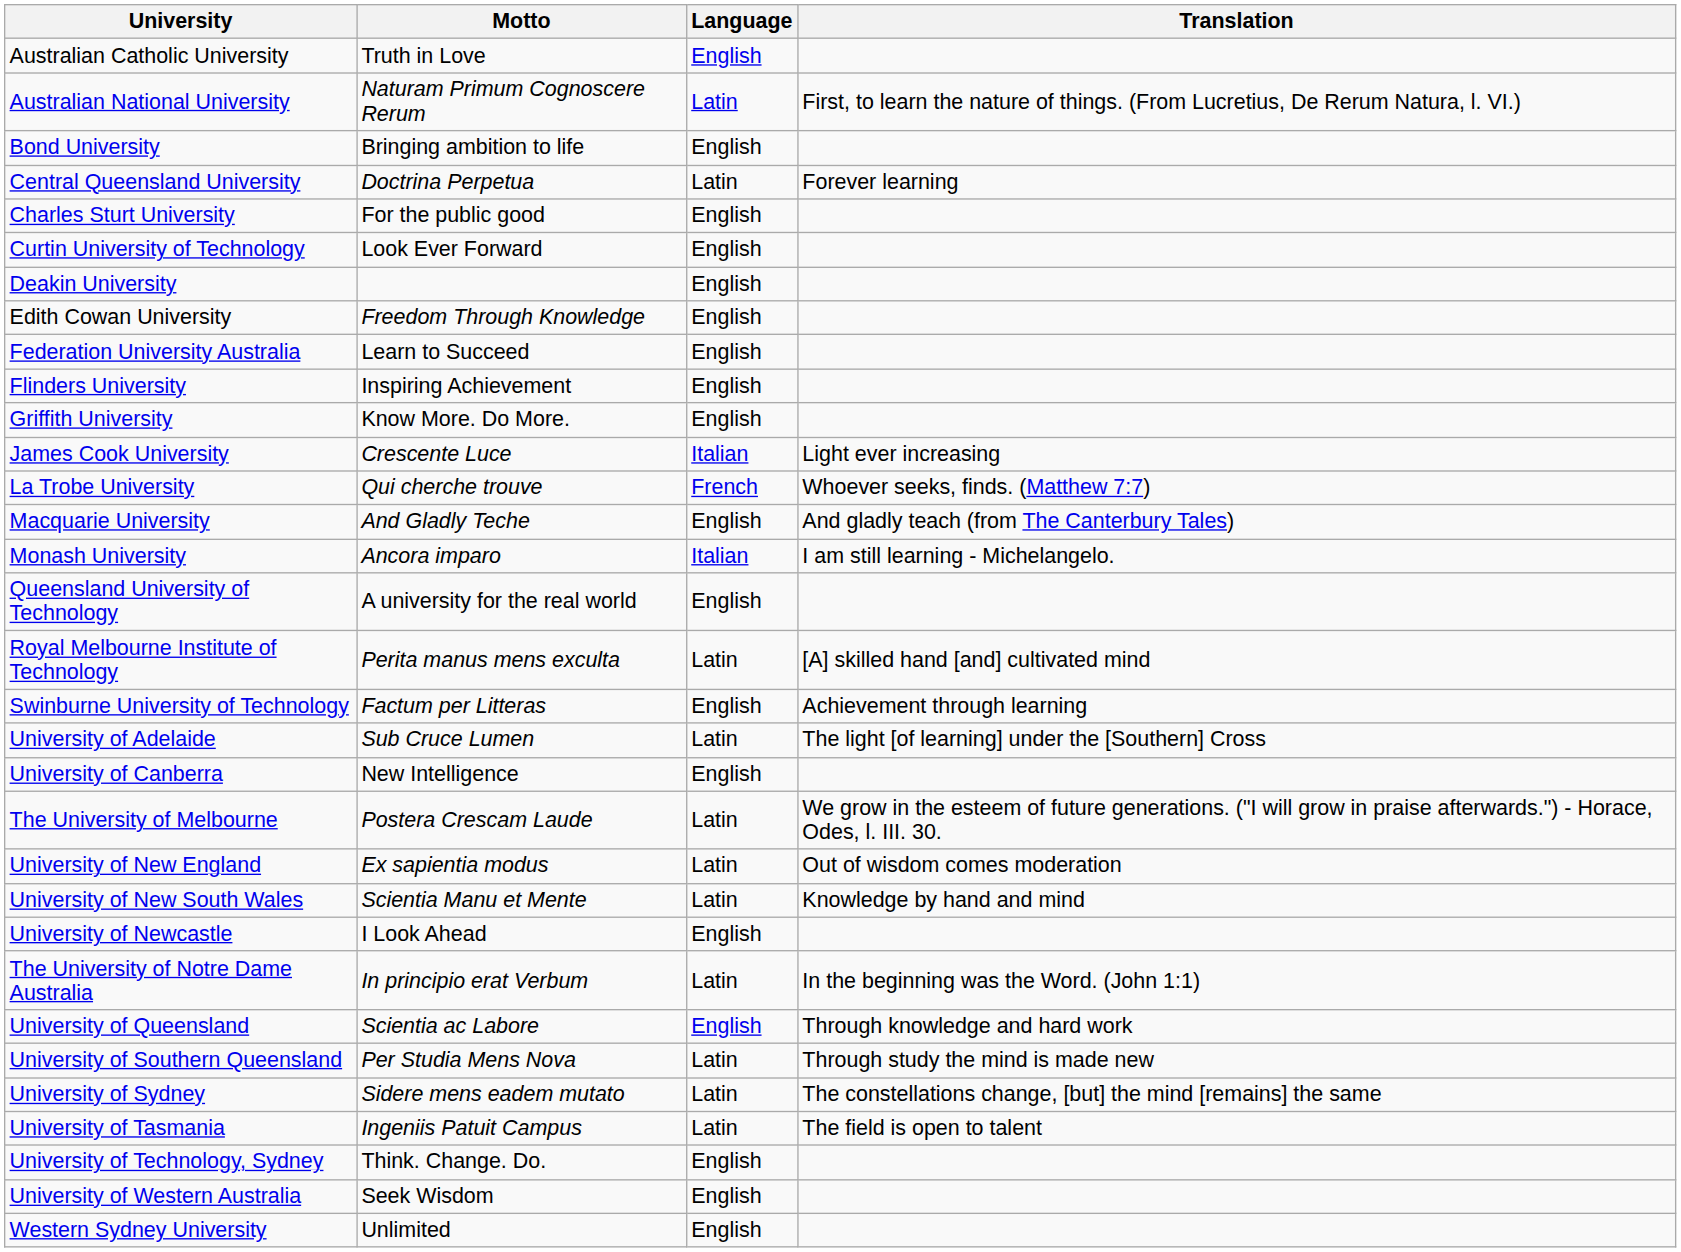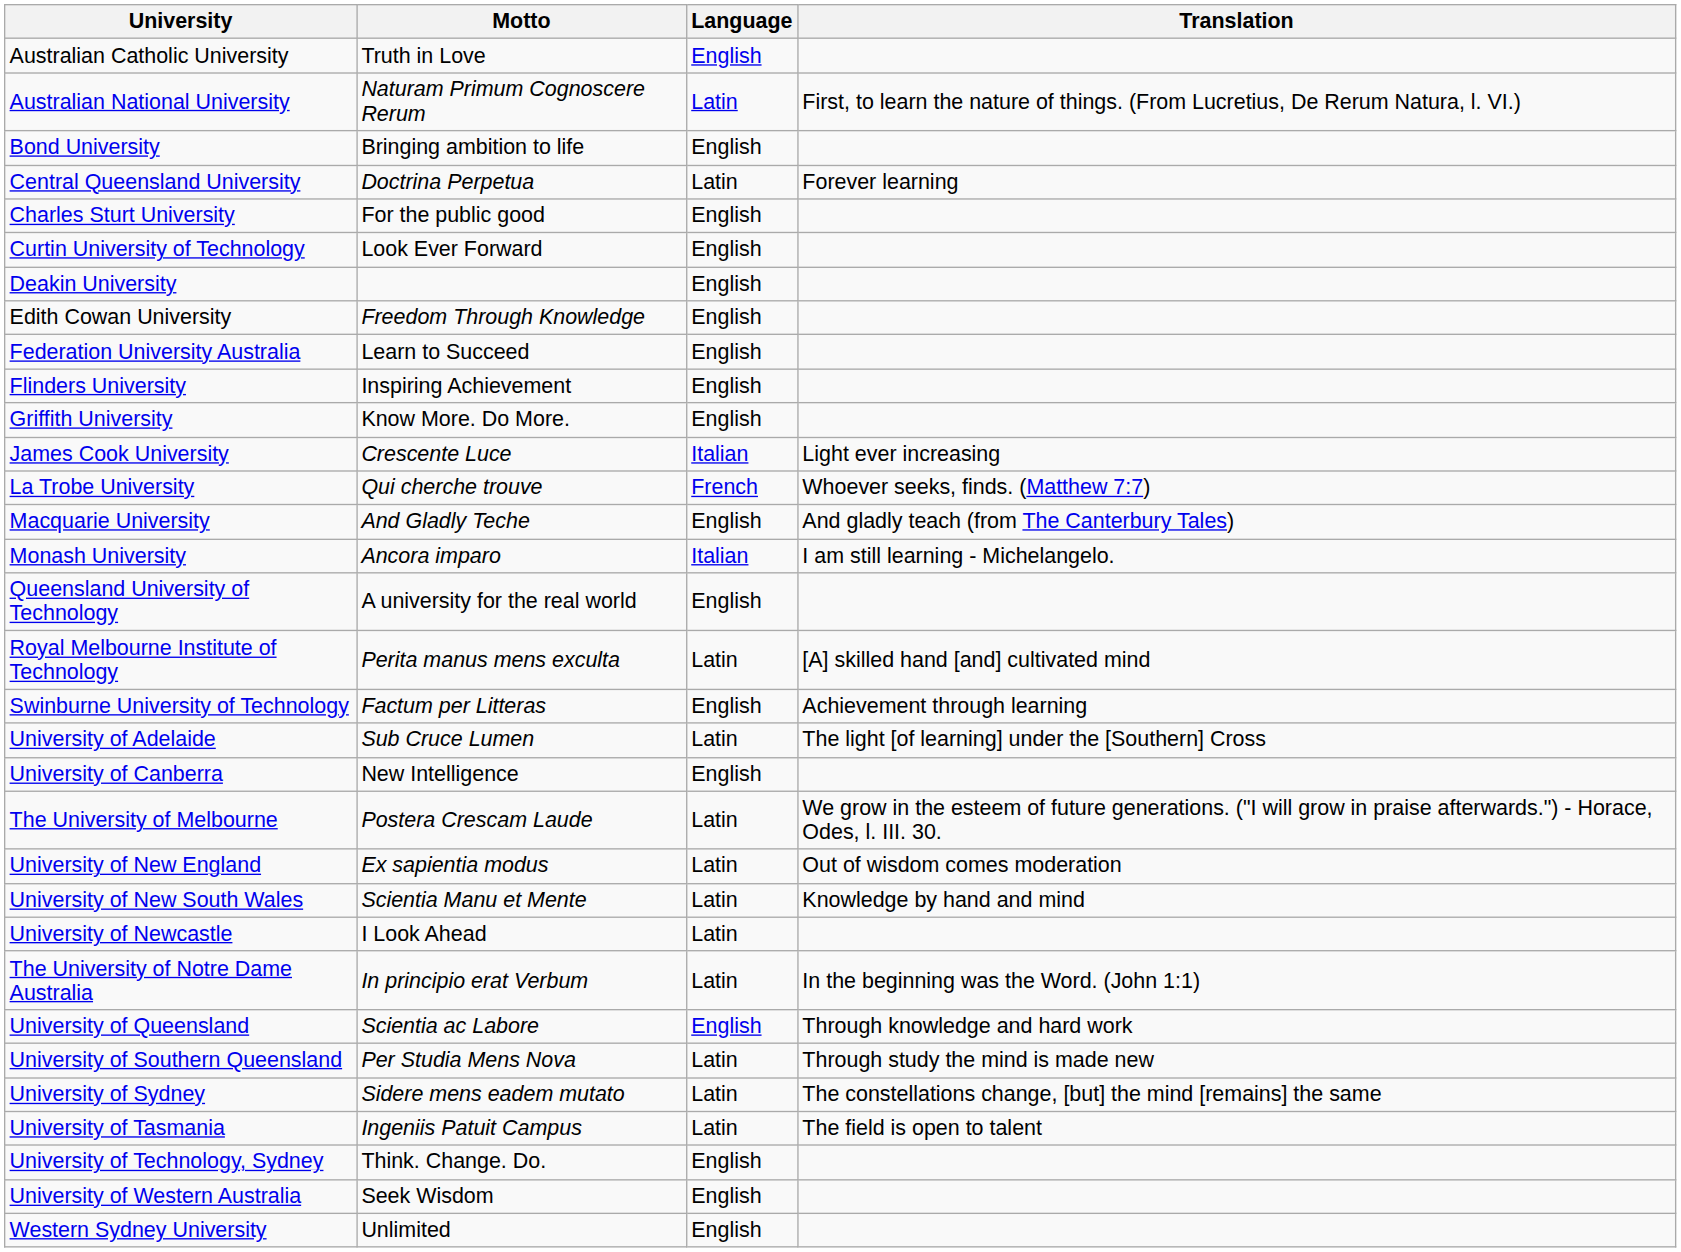(726, 934) English -> (714, 934) Latin
